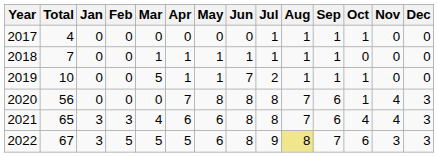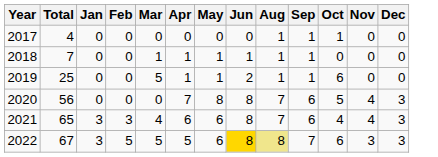- column: (269, 15)
(66, 78) 10 -> (66, 78) 25
(249, 78) 7 -> (249, 78) 2
(365, 78) 1 -> (340, 78) 6
(365, 99) 1 -> (340, 99) 5
(249, 141) no background -> (249, 141) gold background
